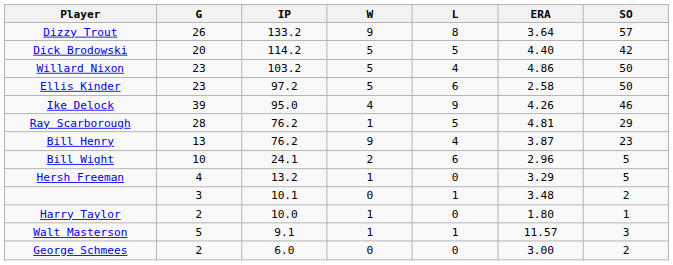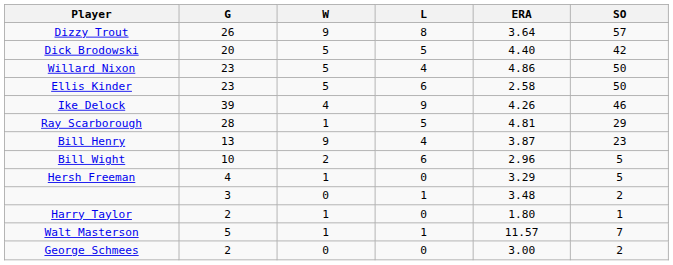- column: (284, 14)
(626, 232) 3 -> (620, 232) 7
